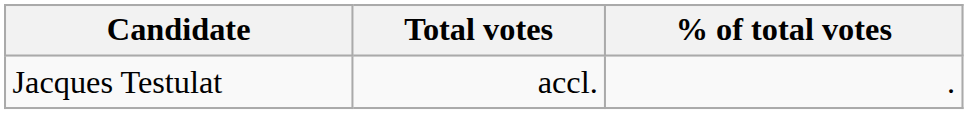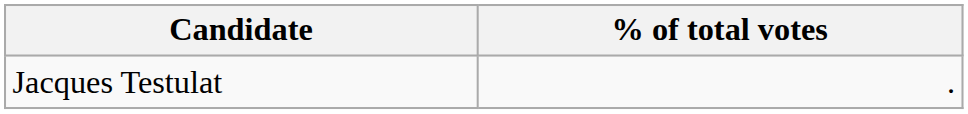- column: (479, 30)
